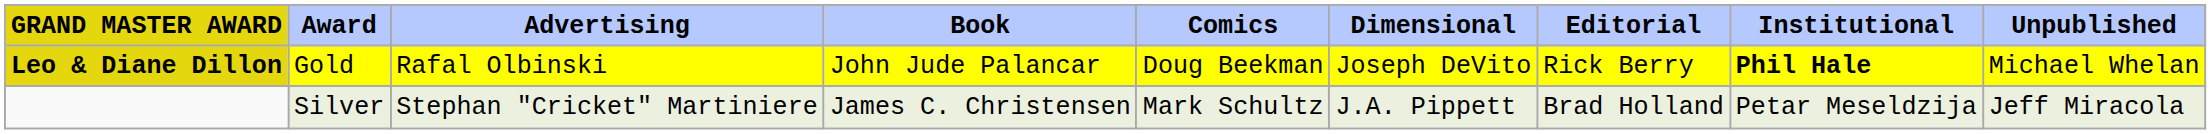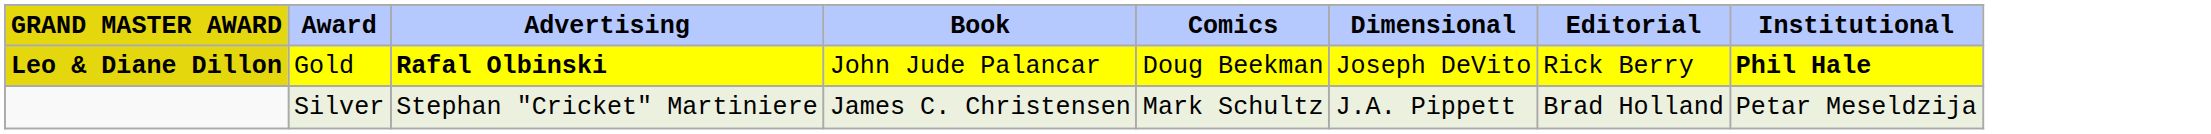- column: (2094, 25)
(502, 66) normal -> (502, 66) bold
